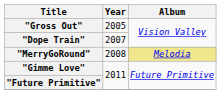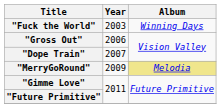+ row: (54, 26)
(115, 26) 2005 -> (115, 40) 2006
(115, 54) 2008 -> (115, 68) 2009
